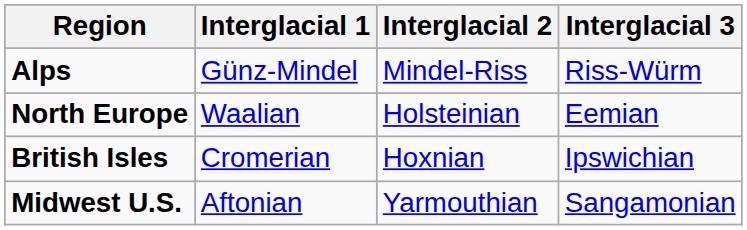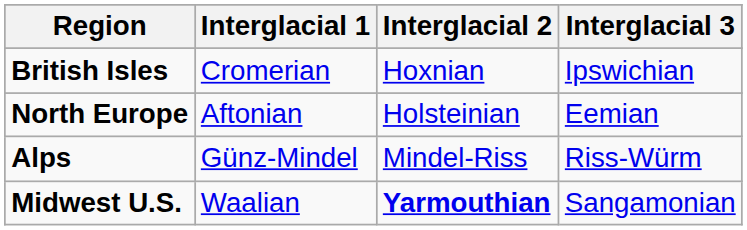rows swapped: (41, 70) <-> (90, 158)
(250, 114) Waalian -> (252, 114) Aftonian
(252, 202) Aftonian -> (250, 202) Waalian
(460, 202) normal -> (467, 202) bold
